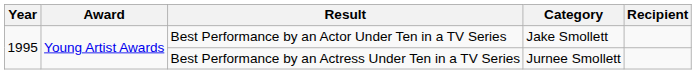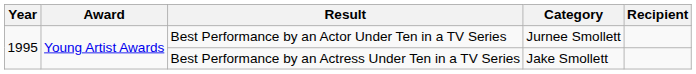(567, 36) Jake Smollett -> (574, 36) Jurnee Smollett
(574, 58) Jurnee Smollett -> (567, 58) Jake Smollett
